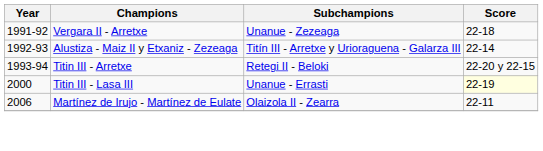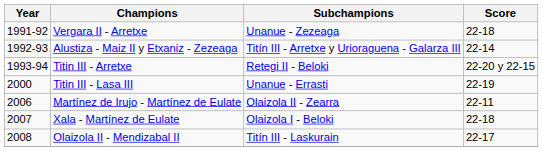(480, 84) lightyellow background -> (480, 84) no background
+ row: (116, 119)
+ row: (116, 137)
